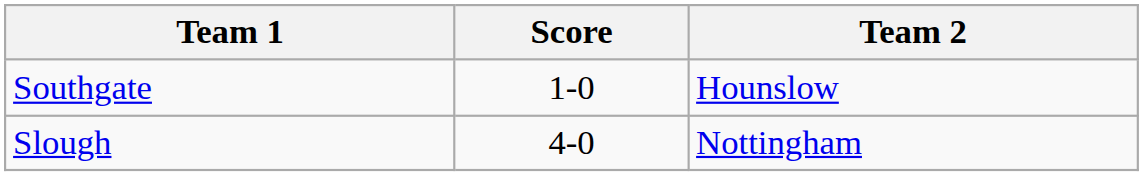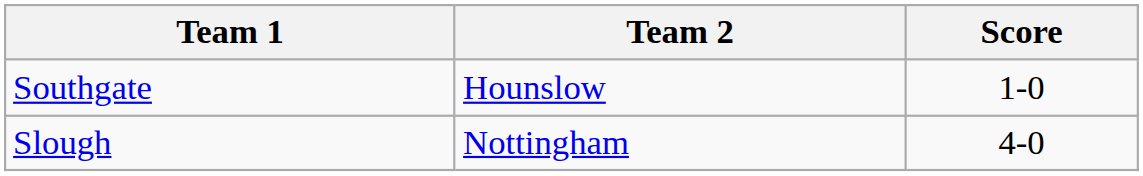columns swapped: (913, 32) <-> (572, 32)
